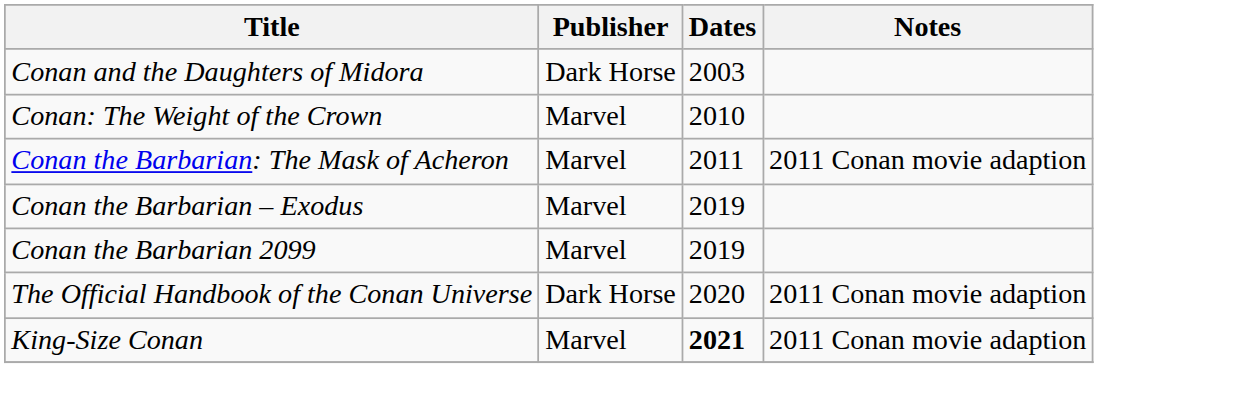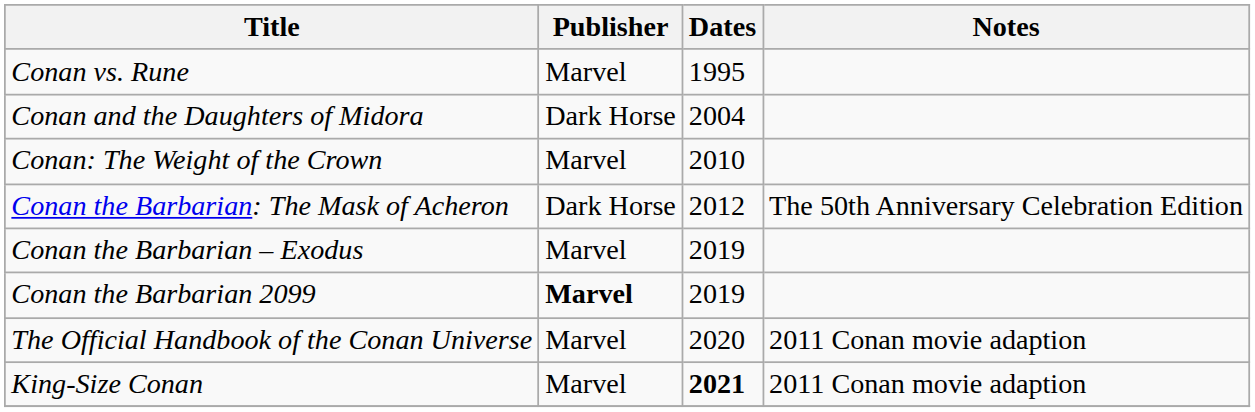+ row: (100, 71)
(717, 71) 2003 -> (717, 116) 2004
(586, 160) Marvel -> (611, 205) Dark Horse
(716, 160) 2011 -> (717, 205) 2012
(928, 160) 2011 Conan movie adaption -> (1006, 205) The 50th Anniversary Celebration Edition
(586, 250) normal -> (589, 294) bold
(611, 294) Dark Horse -> (586, 339) Marvel
